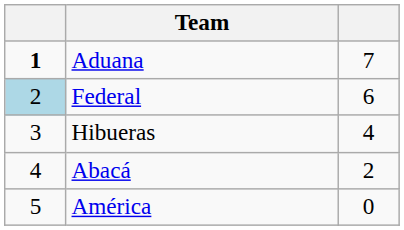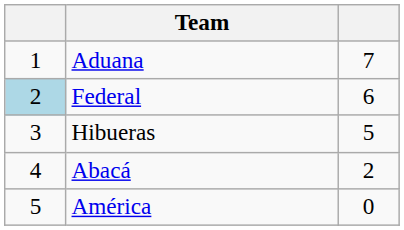(35, 59) bold -> (35, 59) normal
(369, 133) 4 -> (369, 133) 5
